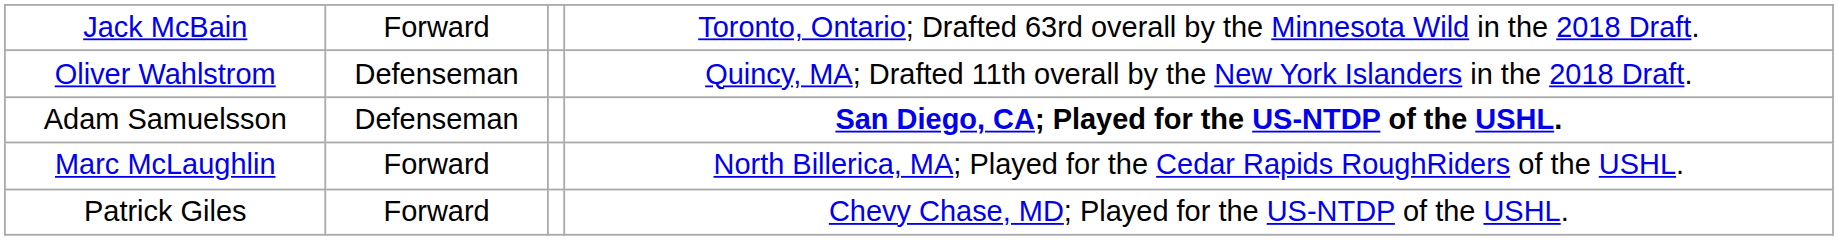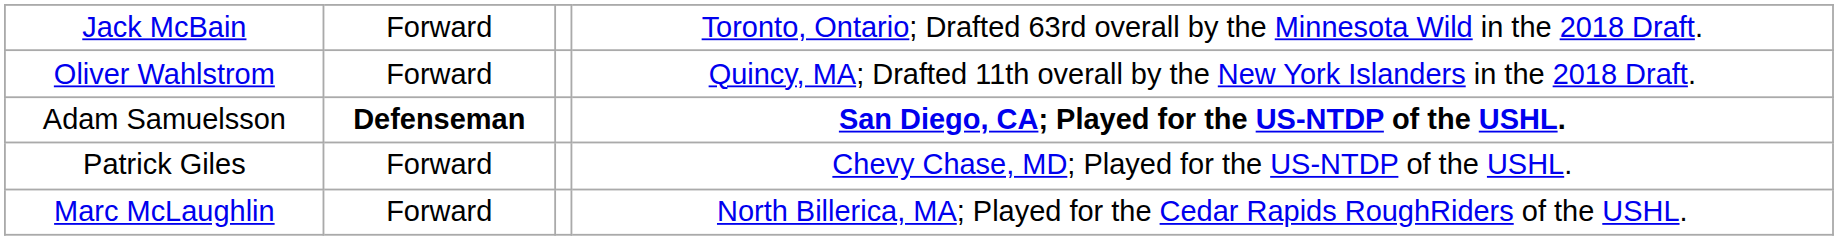(437, 73) Defenseman -> (439, 73) Forward
(437, 119) normal -> (439, 119) bold
rows swapped: (165, 211) <-> (165, 165)
